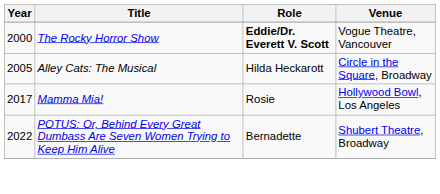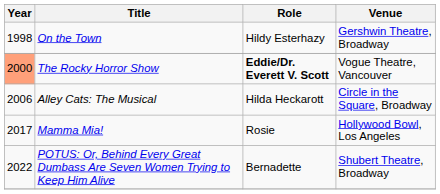+ row: (69, 37)
(20, 37) no background -> (20, 68) lightsalmon background
(20, 68) 2005 -> (20, 99) 2006
